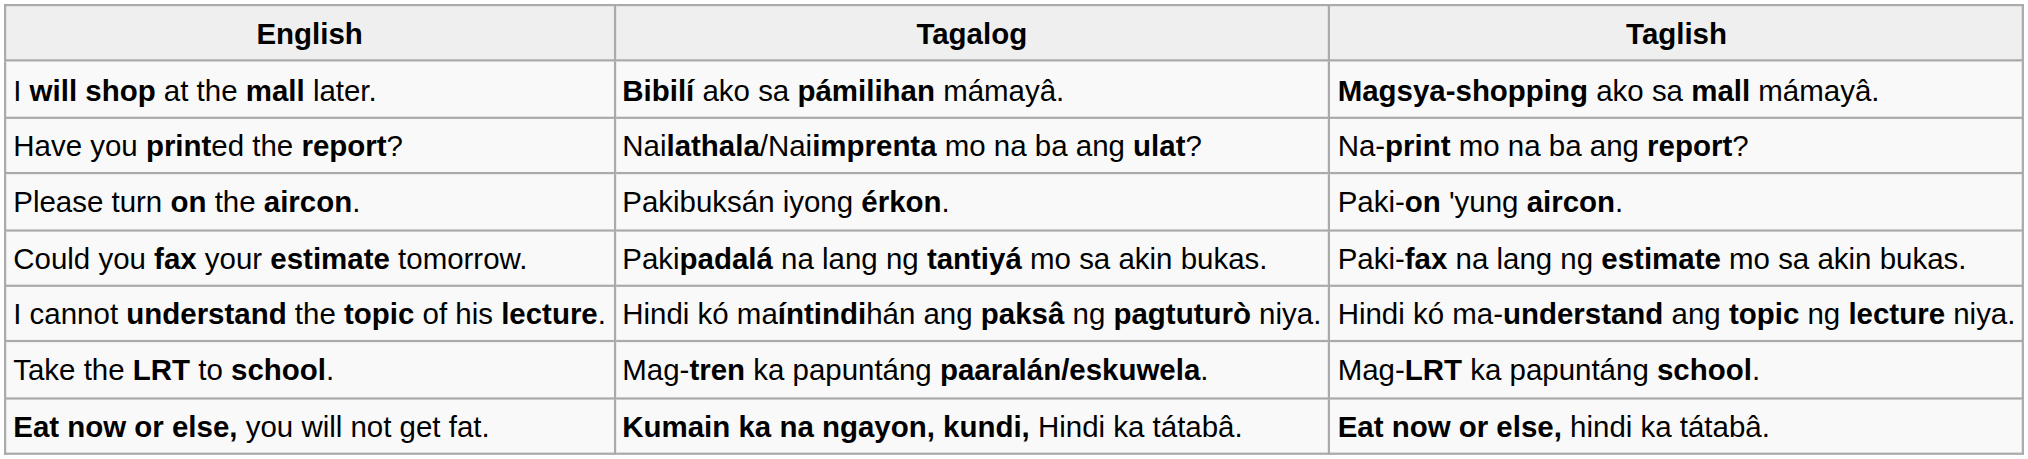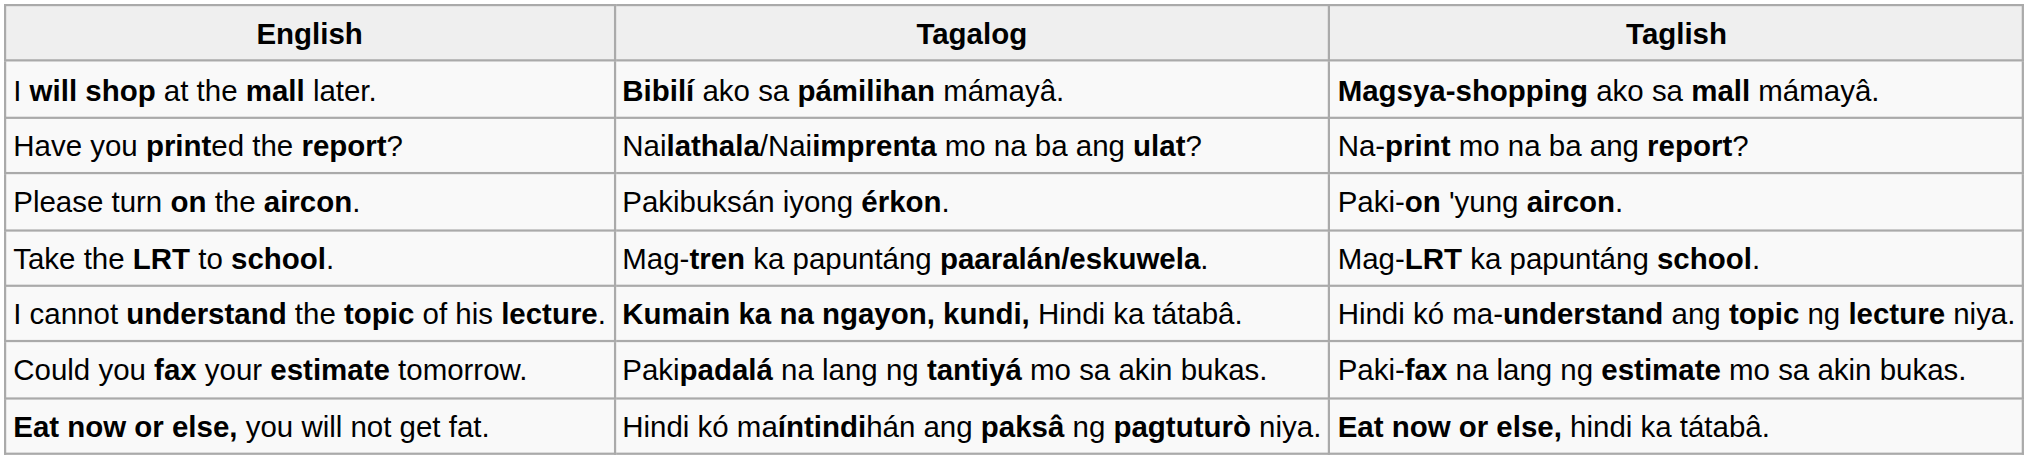rows swapped: (174, 371) <-> (270, 259)
(972, 315) Hindi kó maíntindihán ang paksâ ng pagtuturò niya. -> (932, 315) Kumain ka na ngayon, kundi, Hindi ka tátabâ.
(932, 427) Kumain ka na ngayon, kundi, Hindi ka tátabâ. -> (972, 427) Hindi kó maíntindihán ang paksâ ng pagtuturò niya.
